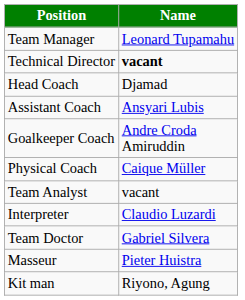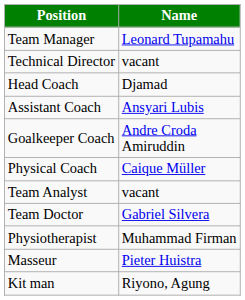(142, 61) bold -> (141, 61) normal
- row: (38, 214)
+ row: (52, 237)
